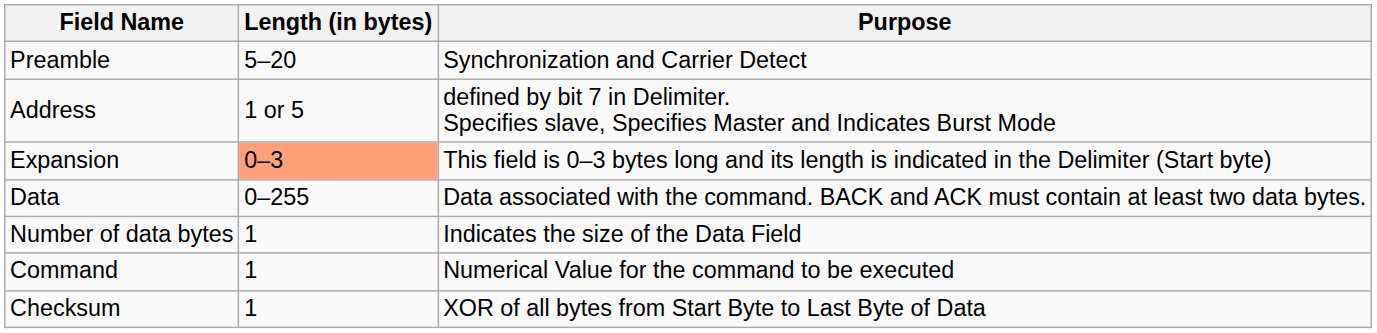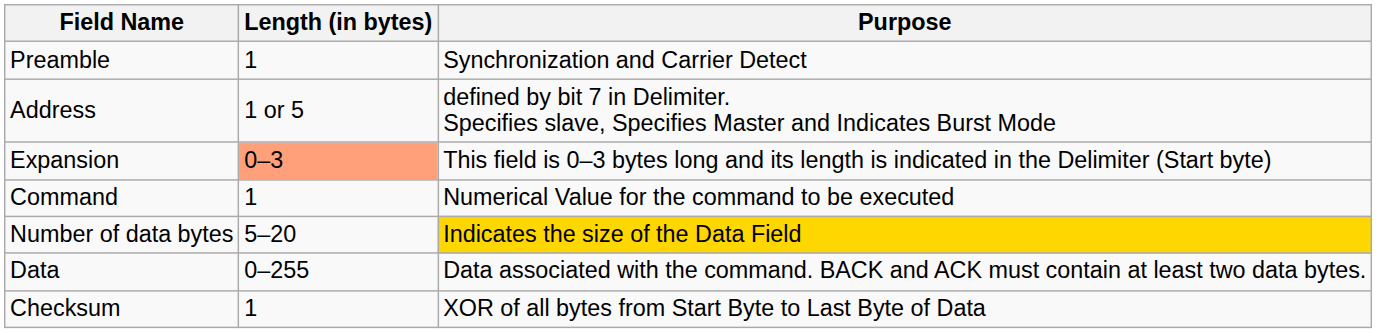(270, 60) 5–20 -> (251, 60) 1
rows swapped: (64, 271) <-> (35, 197)
(251, 234) 1 -> (270, 234) 5–20
(622, 234) no background -> (622, 234) gold background
